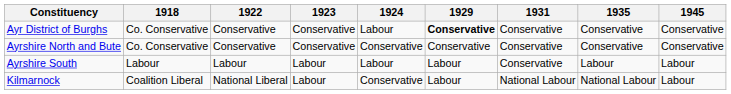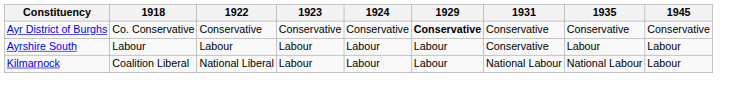(377, 30) Labour -> (378, 30) Conservative
- row: (64, 47)
(391, 81) Conservative -> (363, 64) Labour
